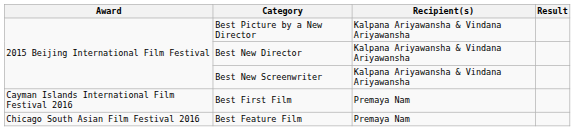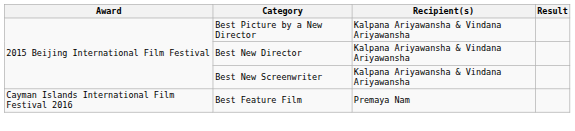- row: (253, 100)
(103, 119) Chicago South Asian Film Festival 2016 -> (90, 100) Cayman Islands International Film Festival 2016
